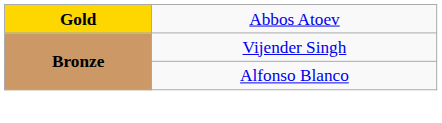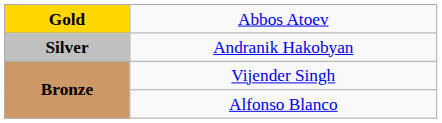+ row: (283, 46)
